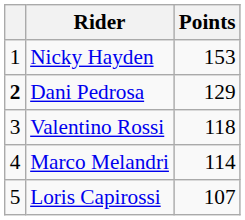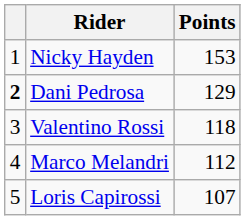(220, 162) 114 -> (220, 162) 112
